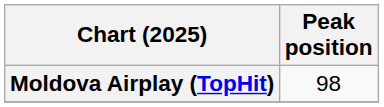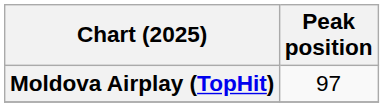(329, 83) 98 -> (329, 83) 97
